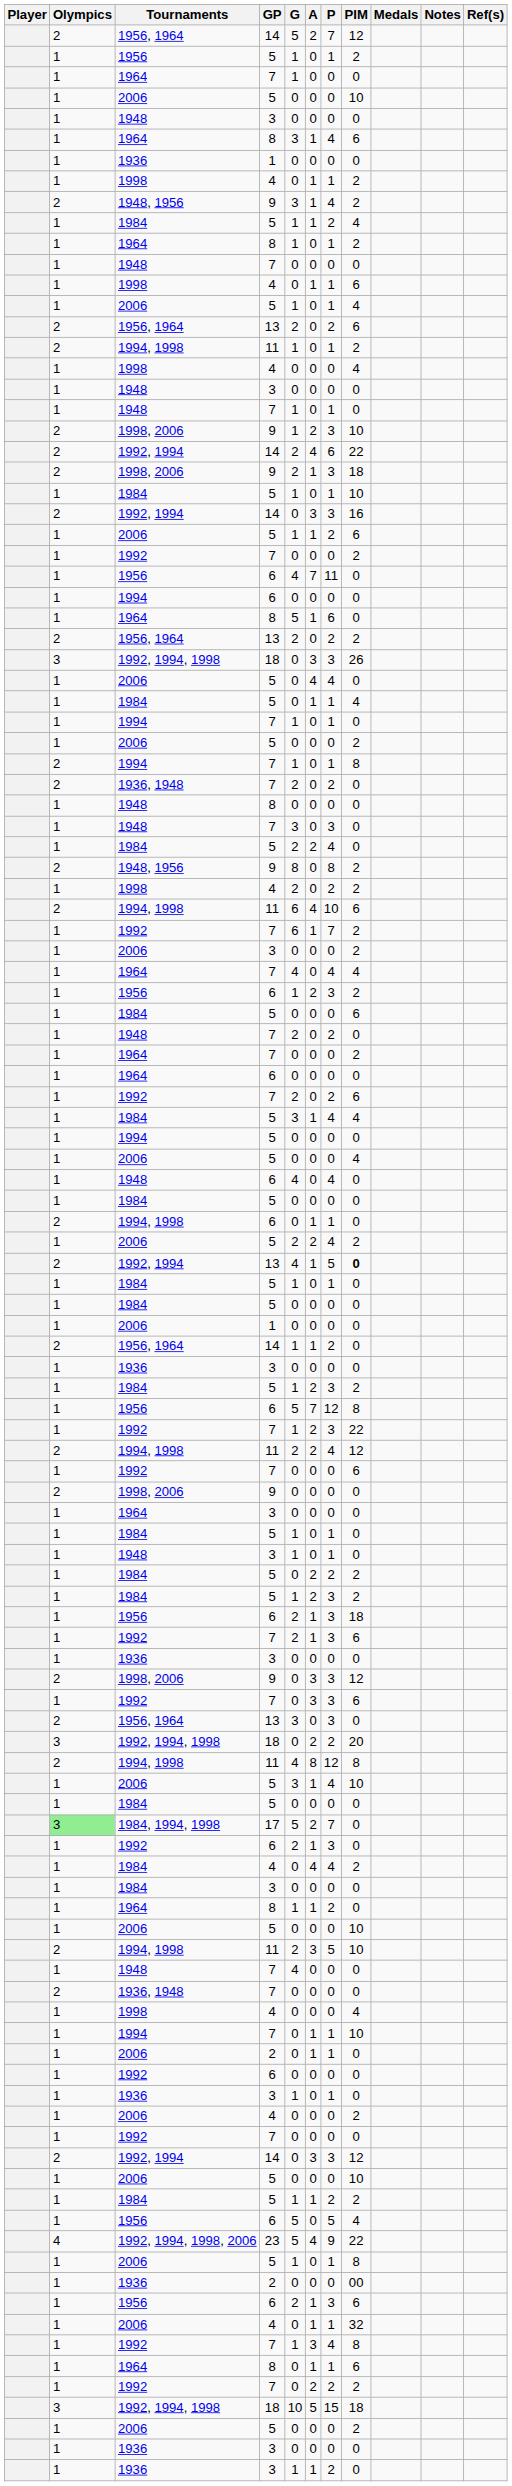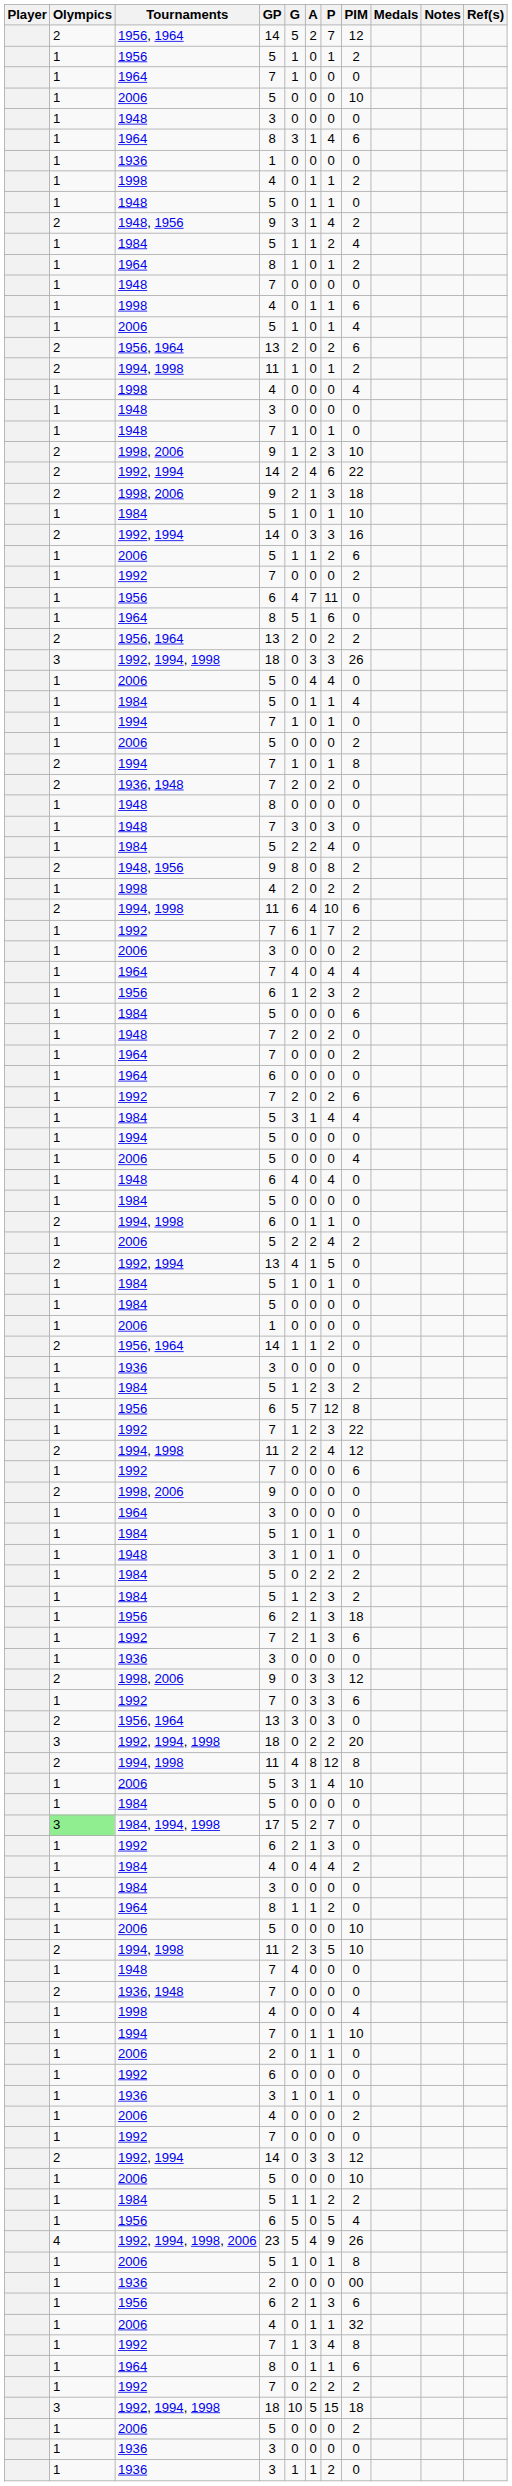+ row: (133, 202)
- row: (133, 597)
(356, 1263) bold -> (356, 1263) normal
(356, 2241) 22 -> (356, 2241) 26
